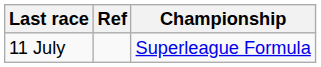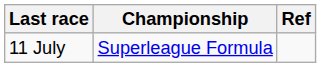columns swapped: (223, 19) <-> (112, 19)
